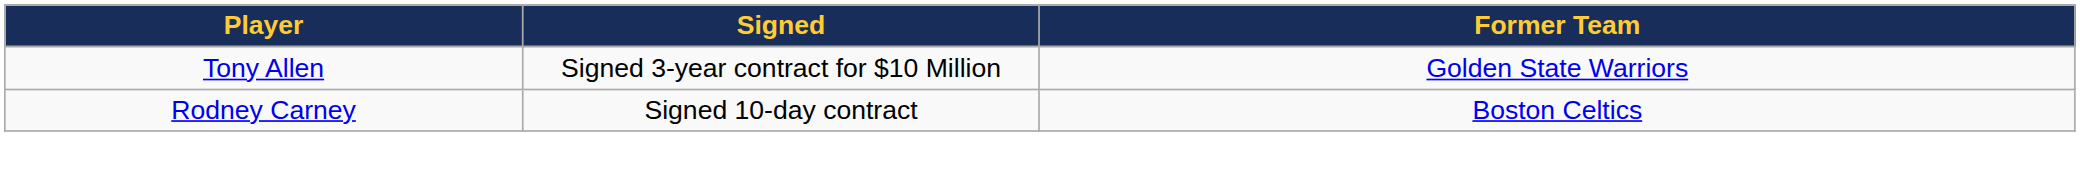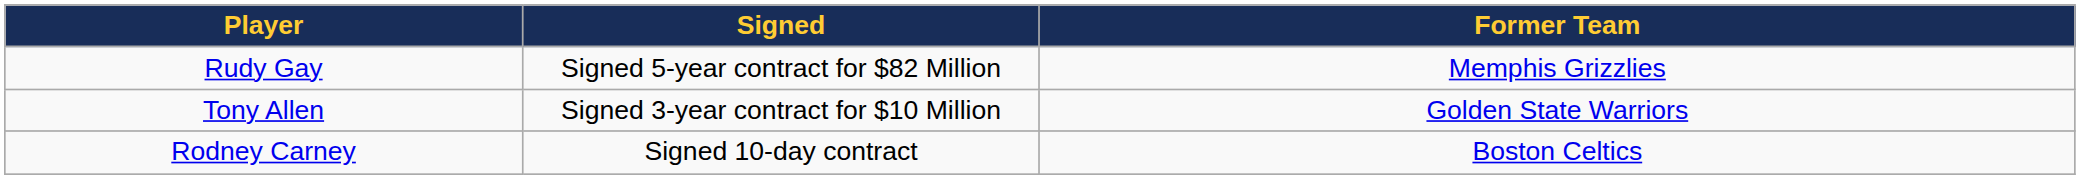+ row: (264, 67)
